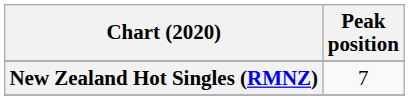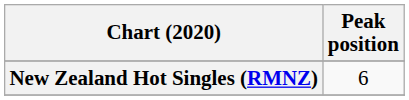(363, 77) 7 -> (363, 77) 6
